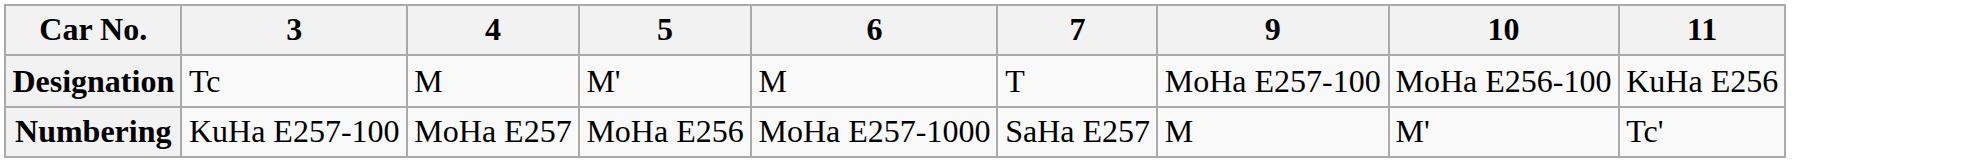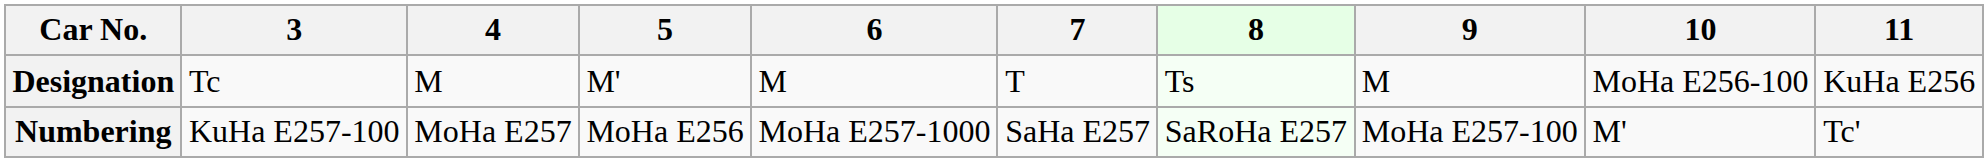+ column: (1256, 29)
(1273, 80) MoHa E257-100 -> (1376, 80) M
(1179, 131) M -> (1470, 131) MoHa E257-100
